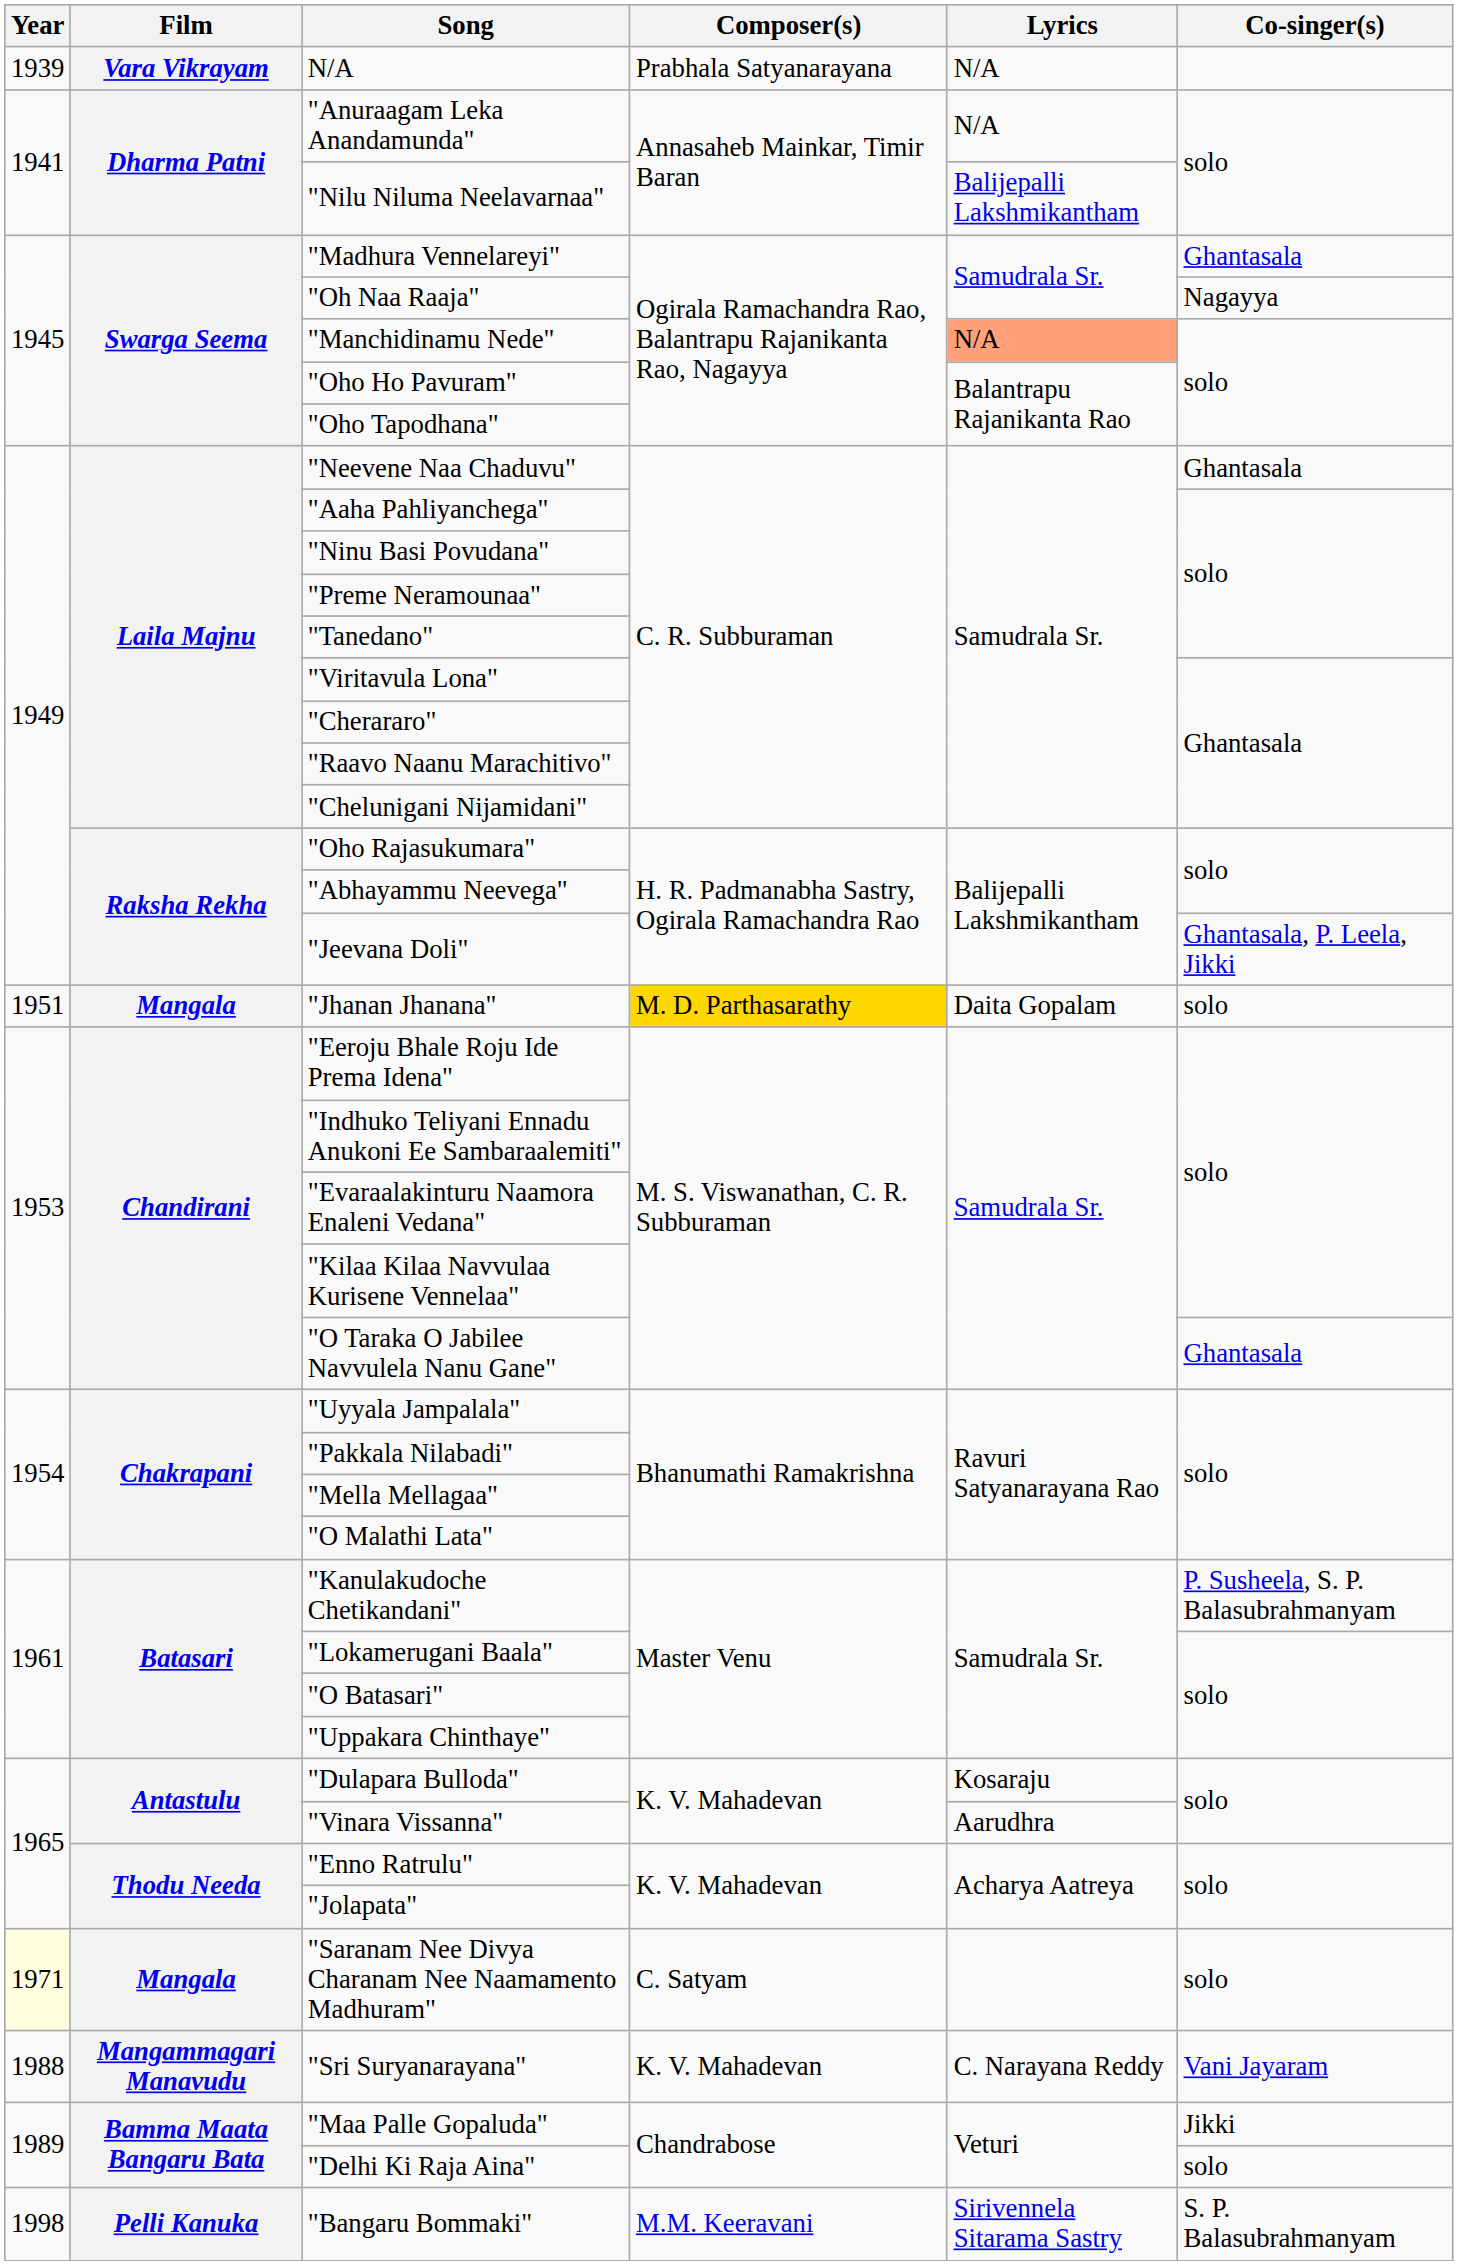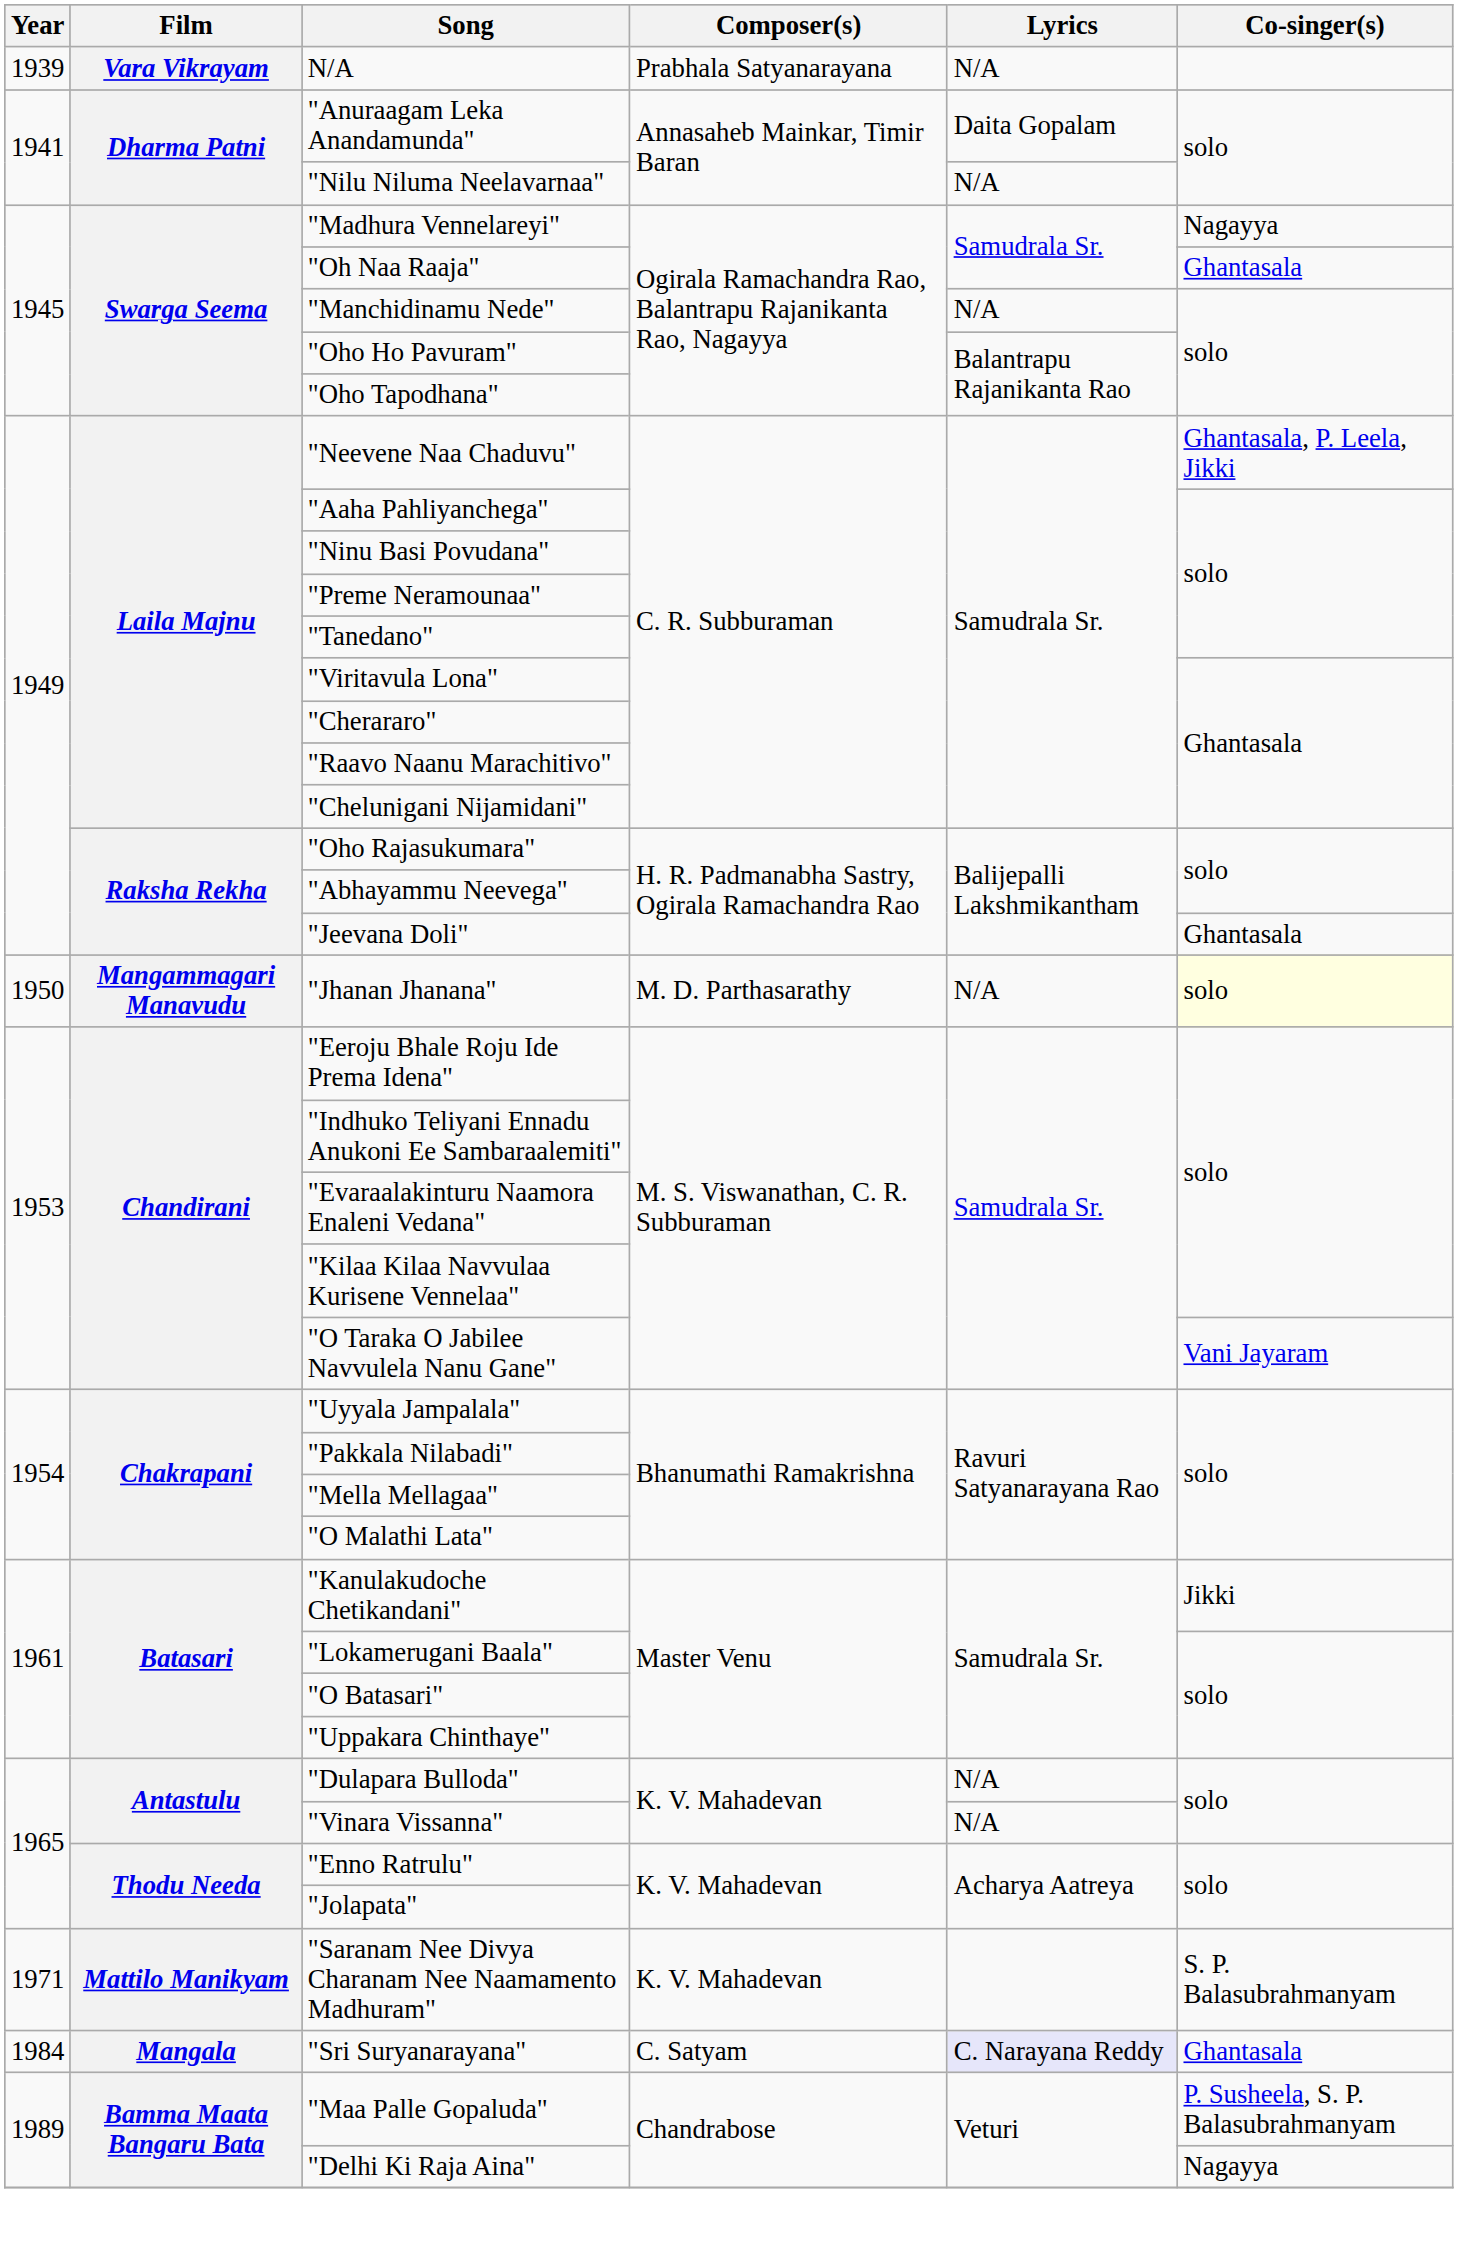(977, 125) N/A -> (1035, 125) Daita Gopalam
(1046, 197) Balijepalli Lakshmikantham -> (977, 182) N/A
(1243, 255) Ghantasala -> (1231, 225) Nagayya
(1231, 297) Nagayya -> (1243, 267) Ghantasala
(977, 340) lightsalmon background -> (977, 310) no background
(1243, 467) Ghantasala -> (1295, 452) Ghantasala, P. Leela, Jikki
(1295, 948) Ghantasala, P. Leela, Jikki -> (1243, 933) Ghantasala
(38, 1005) 1951 -> (38, 990) 1950
(186, 1005) Mangala -> (186, 990) Mangammagari Manavudu
(744, 1005) gold background -> (744, 990) no background
(1035, 1005) Daita Gopalam -> (977, 990) N/A
(1206, 1005) no background -> (1206, 990) lightyellow background
(1243, 1352) Ghantasala -> (1256, 1352) Vani Jayaram
(1290, 1594) P. Susheela, S. P. Balasubrahmanyam -> (1209, 1594) Jikki
(1002, 1779) Kosaraju -> (977, 1779) N/A
(1004, 1821) Aarudhra -> (977, 1821) N/A
(38, 1978) lightyellow background -> (38, 1978) no background
(186, 1978) Mangala -> (186, 1978) Mattilo Manikyam
(692, 1978) C. Satyam -> (729, 1978) K. V. Mahadevan
(1206, 1978) solo -> (1290, 1978) S. P. Balasubrahmanyam
(38, 2066) 1988 -> (38, 2051) 1984
(186, 2066) Mangammagari Manavudu -> (186, 2051) Mangala
(729, 2066) K. V. Mahadevan -> (692, 2051) C. Satyam
(1059, 2066) no background -> (1059, 2051) lavender background
(1256, 2066) Vani Jayaram -> (1243, 2051) Ghantasala
(1209, 2123) Jikki -> (1290, 2108) P. Susheela, S. P. Balasubrahmanyam
(1206, 2166) solo -> (1231, 2166) Nagayya
- row: (420, 2223)
